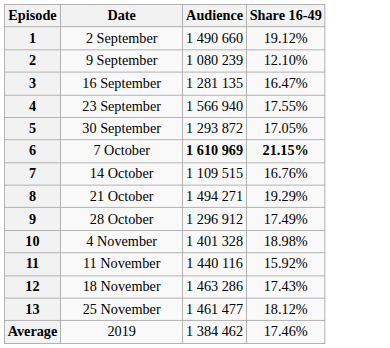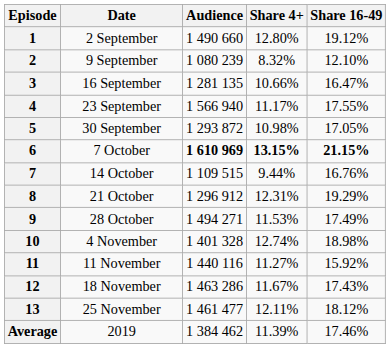+ column: (277, 15)
(215, 196) 1 494 271 -> (215, 196) 1 296 912
(215, 219) 1 296 912 -> (215, 219) 1 494 271
